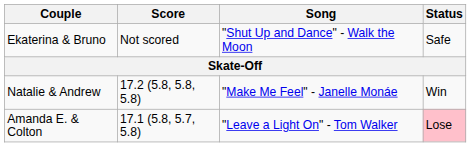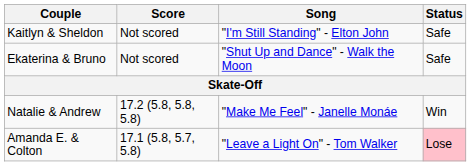+ row: (55, 33)
